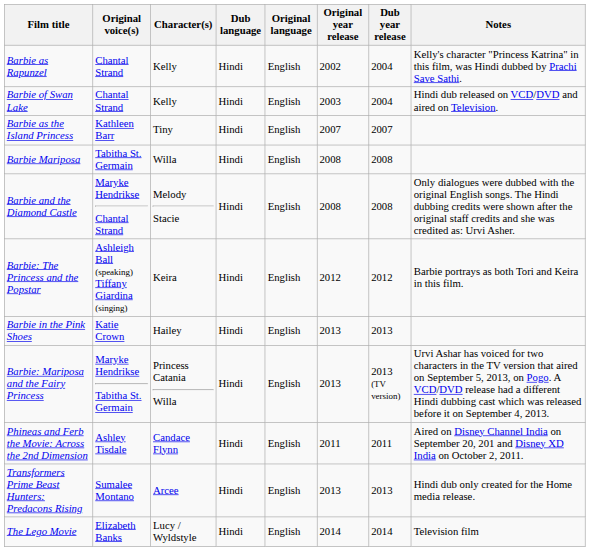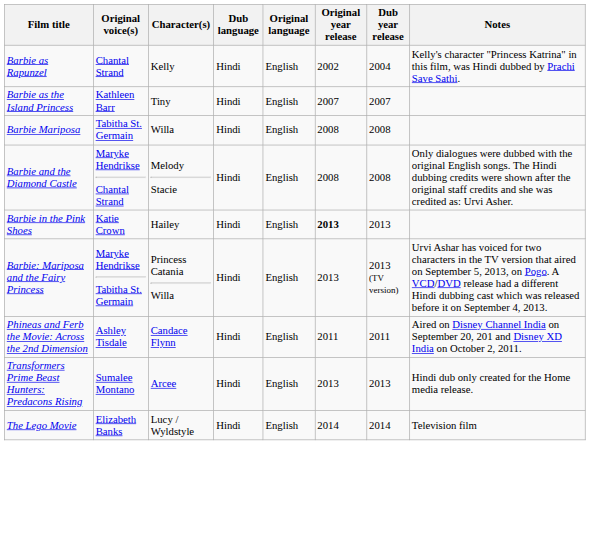- row: (40, 101)
- row: (43, 277)
(330, 330) normal -> (328, 224) bold
